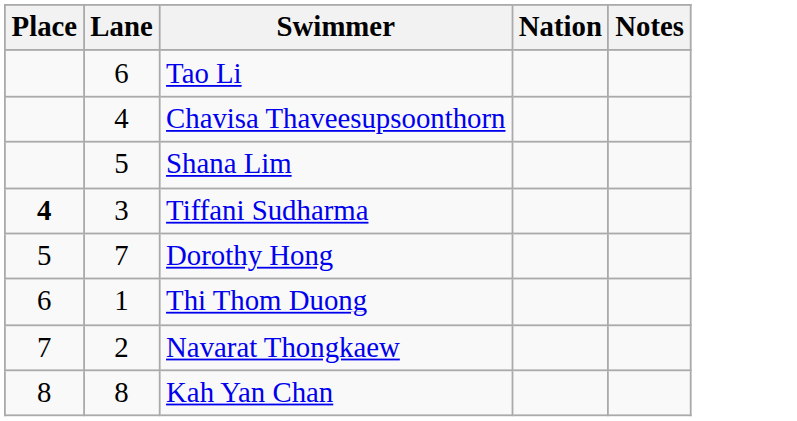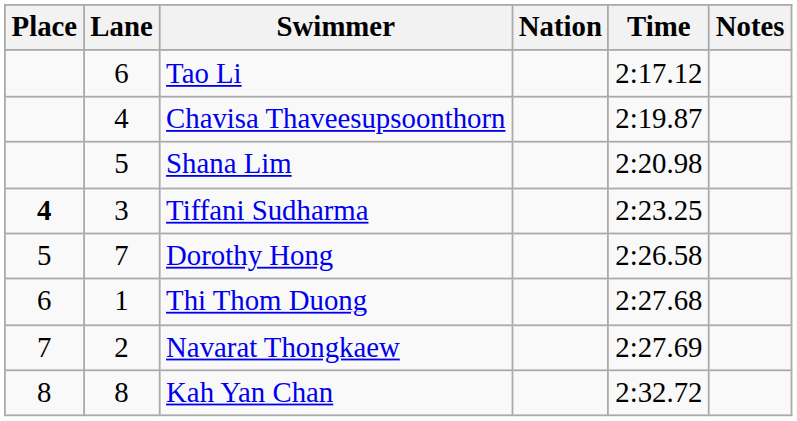+ column: (659, 27)
